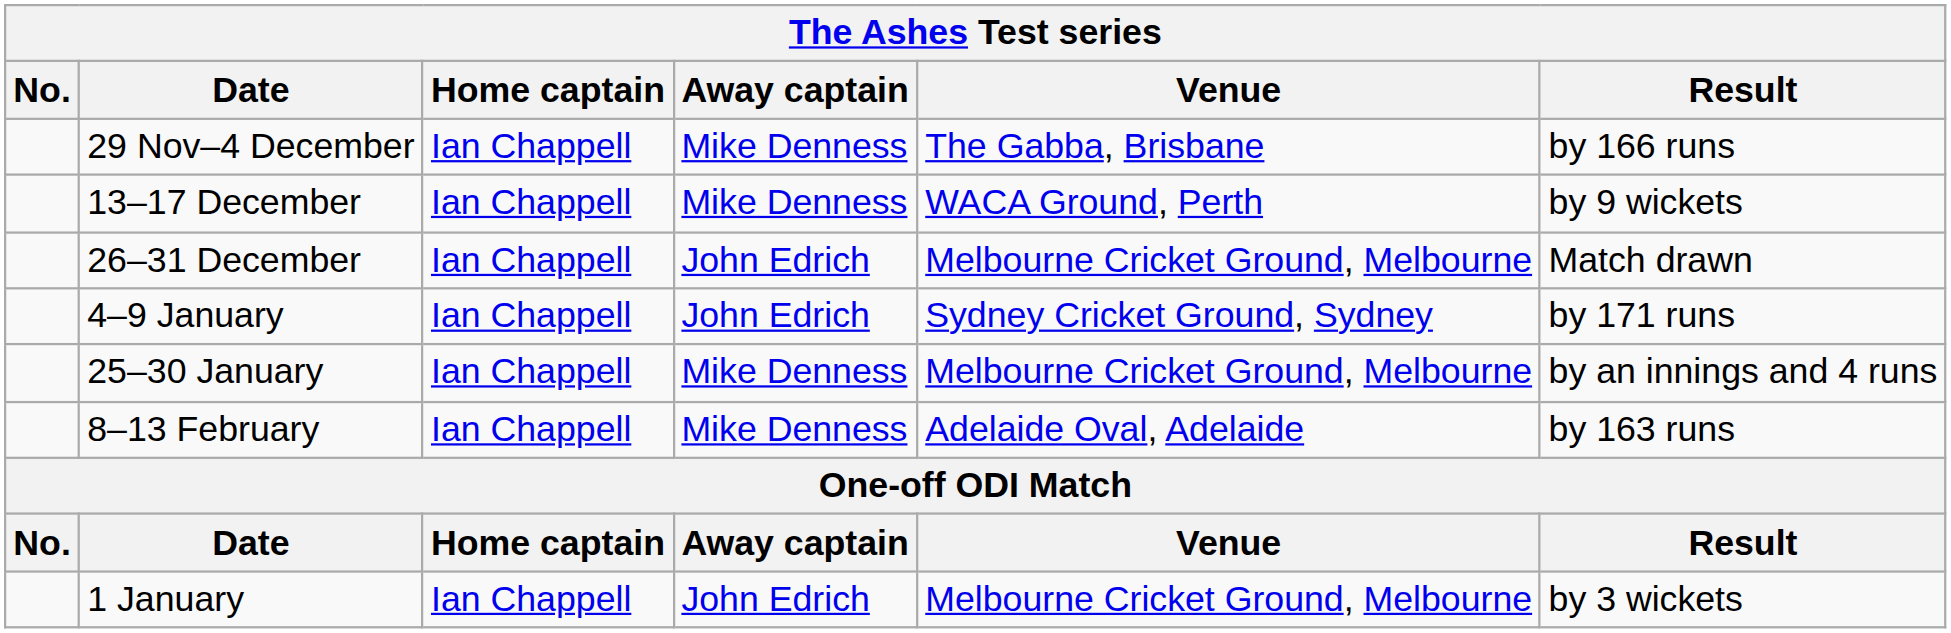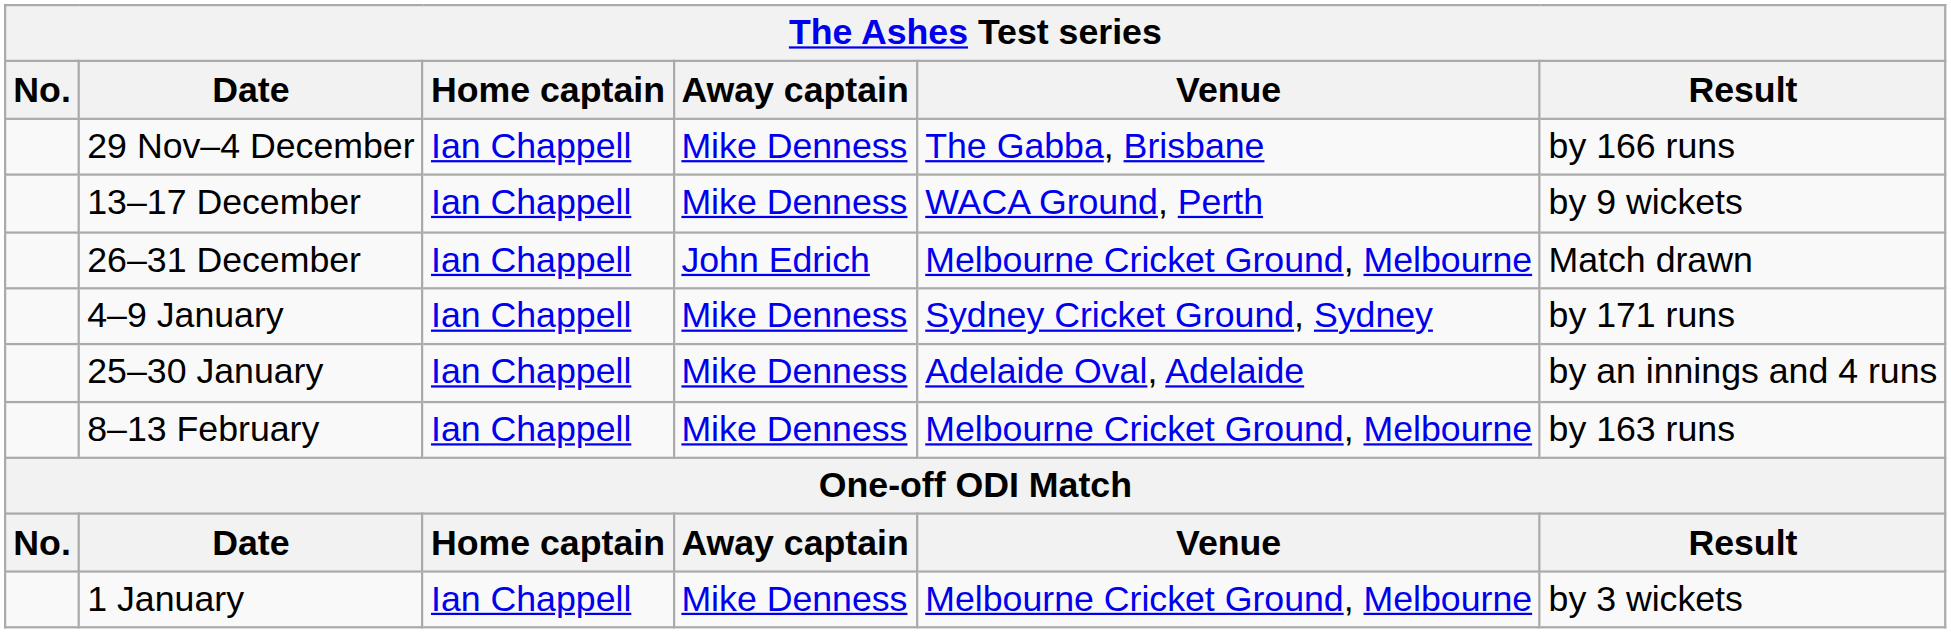(776, 315) John Edrich -> (794, 315) Mike Denness
(1229, 372) Melbourne Cricket Ground, Melbourne -> (1115, 372) Adelaide Oval, Adelaide
(1115, 428) Adelaide Oval, Adelaide -> (1229, 428) Melbourne Cricket Ground, Melbourne
(776, 598) John Edrich -> (794, 598) Mike Denness
